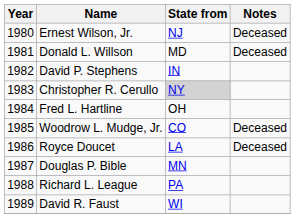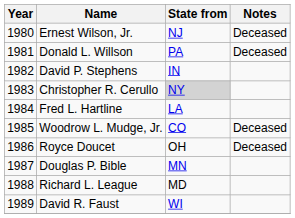(177, 52) MD -> (176, 52) PA
(177, 109) OH -> (175, 109) LA
(175, 147) LA -> (177, 147) OH
(176, 185) PA -> (177, 185) MD
